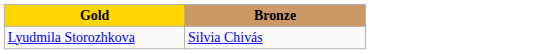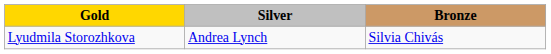+ column: (275, 15)
